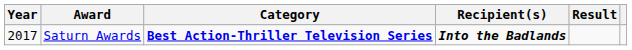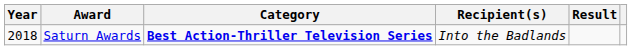(22, 35) 2017 -> (22, 35) 2018
(502, 35) bold -> (502, 35) normal
